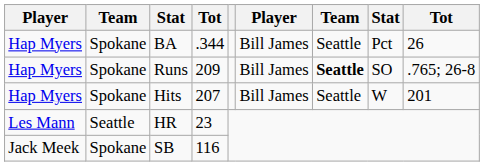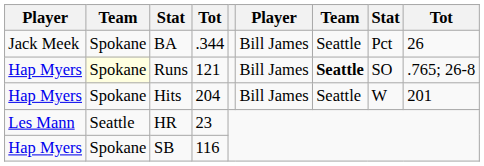(45, 43) Hap Myers -> (44, 43) Jack Meek
(118, 69) no background -> (118, 69) lightyellow background
(208, 69) 209 -> (208, 69) 121
(208, 95) 207 -> (208, 95) 204
(44, 148) Jack Meek -> (45, 148) Hap Myers
